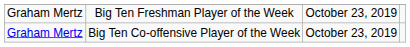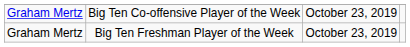rows swapped: (194, 32) <-> (194, 13)
